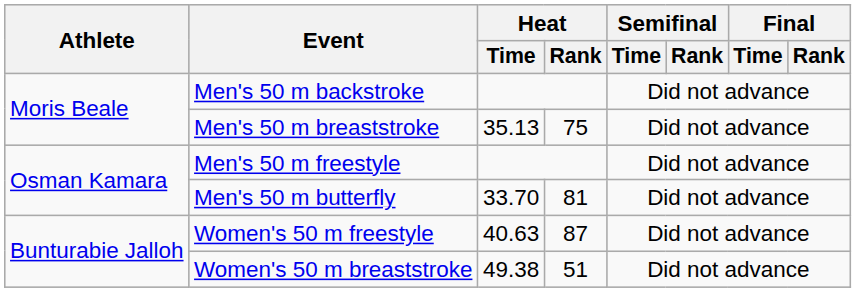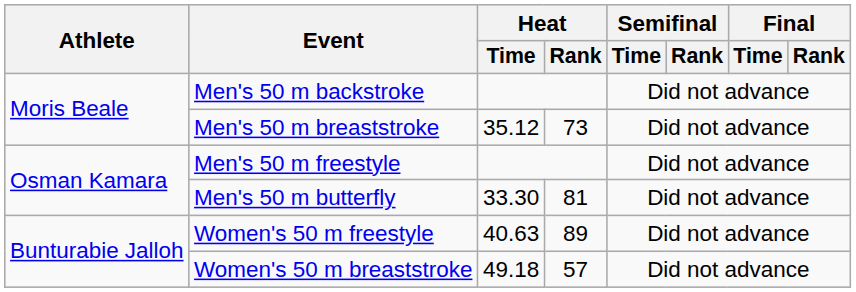(511, 127) 35.13 -> (511, 127) 35.12
(576, 127) 75 -> (576, 127) 73
(511, 198) 33.70 -> (511, 198) 33.30
(576, 234) 87 -> (576, 234) 89
(511, 269) 49.38 -> (511, 269) 49.18
(576, 269) 51 -> (576, 269) 57
